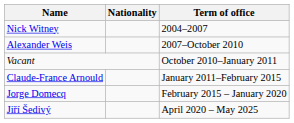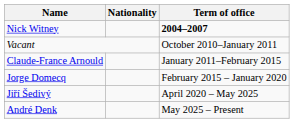(184, 28) normal -> (184, 28) bold
- row: (39, 45)
+ row: (32, 110)
